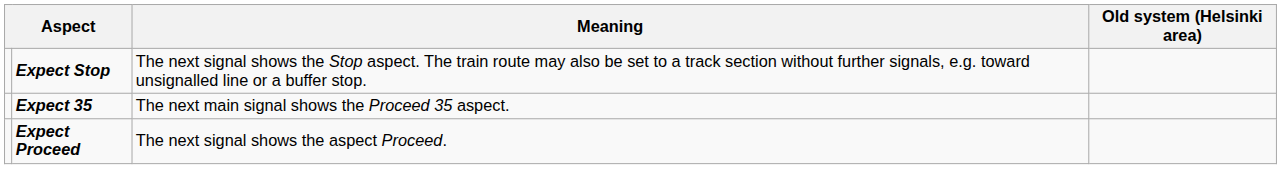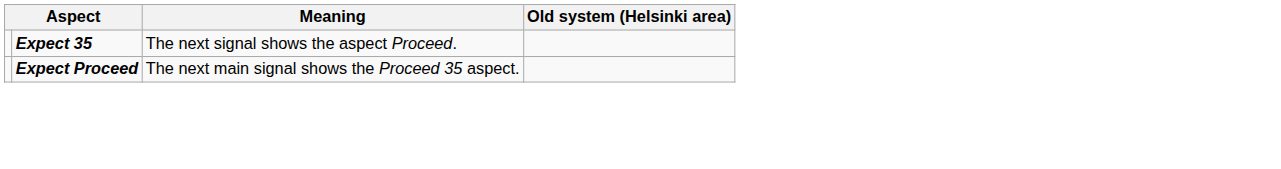- row: (63, 70)
(323, 105) The next main signal shows the Proceed 35 aspect. -> (301, 43) The next signal shows the aspect Proceed.
(291, 140) The next signal shows the aspect Proceed. -> (333, 69) The next main signal shows the Proceed 35 aspect.
